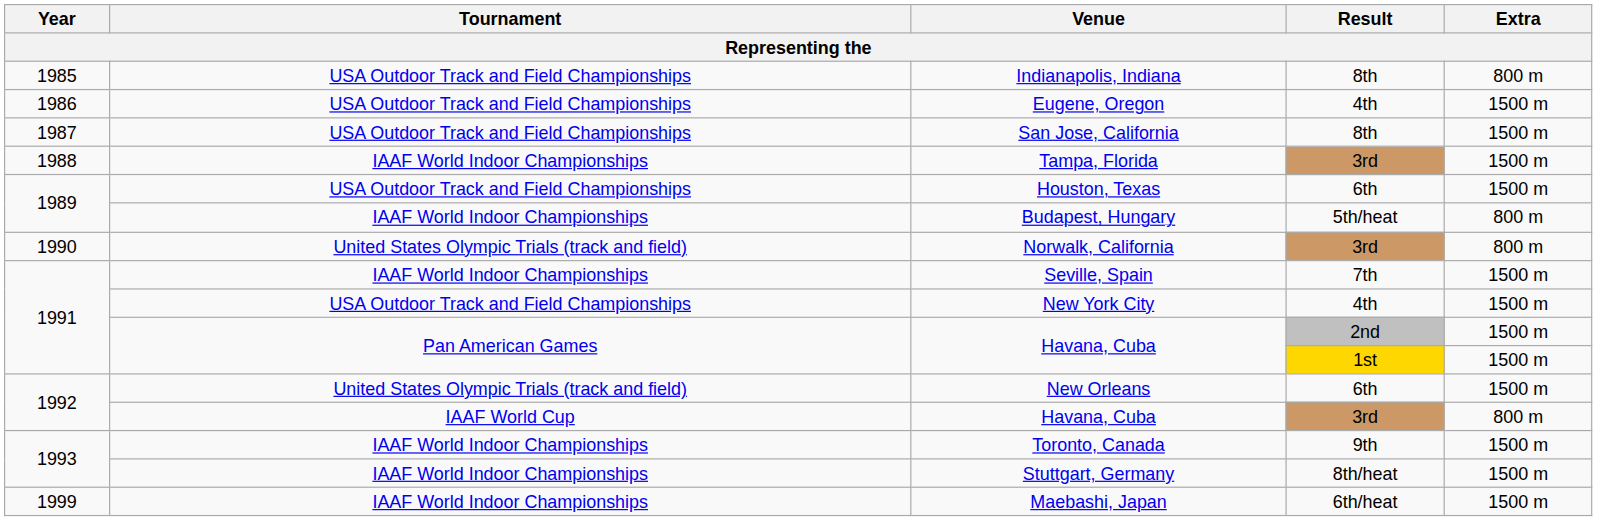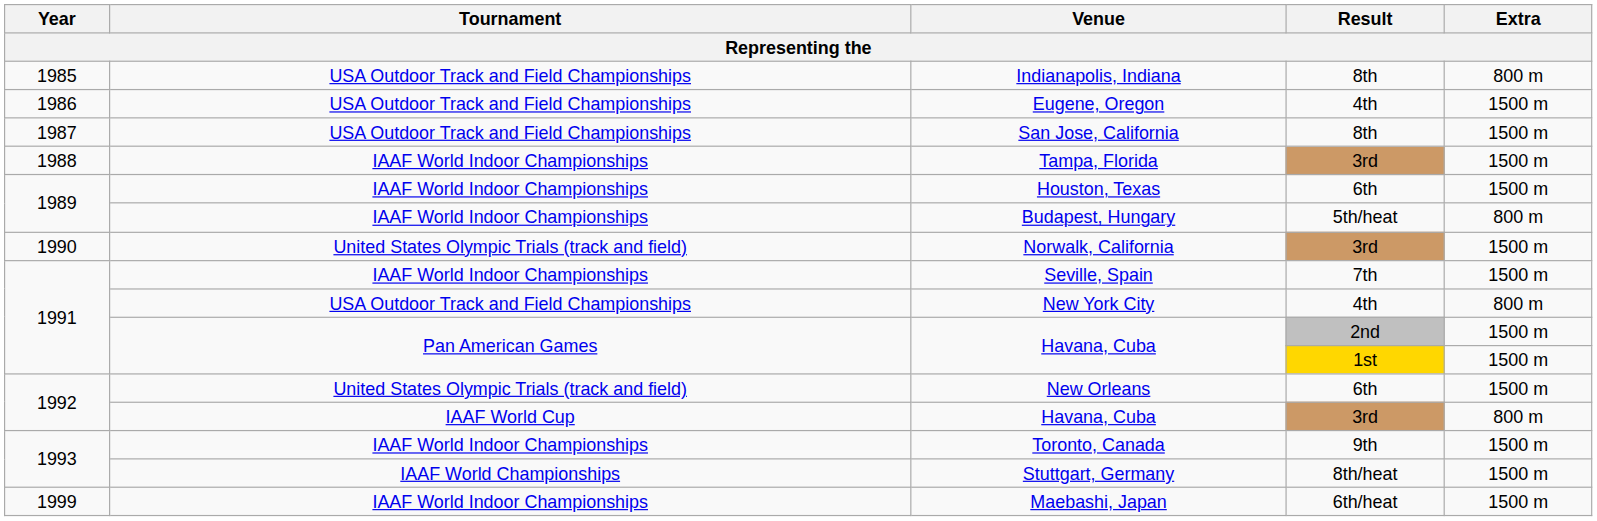(510, 189) USA Outdoor Track and Field Championships -> (510, 189) IAAF World Indoor Championships
(1518, 246) 800 m -> (1518, 246) 1500 m
(1518, 303) 1500 m -> (1518, 303) 800 m
(510, 473) IAAF World Indoor Championships -> (510, 473) IAAF World Championships
